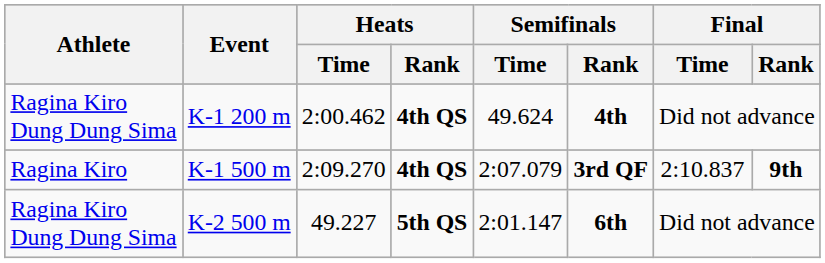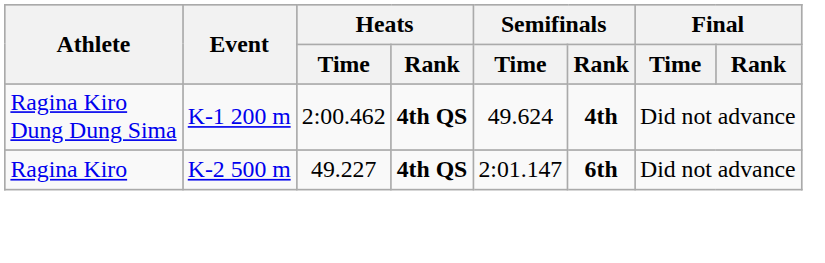- row: (239, 170)
(94, 223) Ragina Kiro Dung Dung Sima -> (69, 170) Ragina Kiro
(432, 223) 5th QS -> (432, 170) 4th QS
